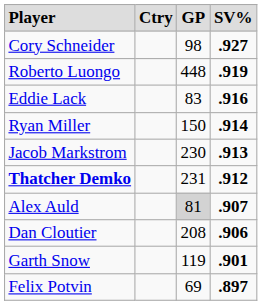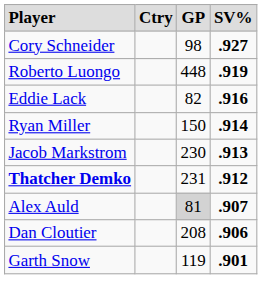(193, 98) 83 -> (193, 98) 82
- row: (50, 286)
